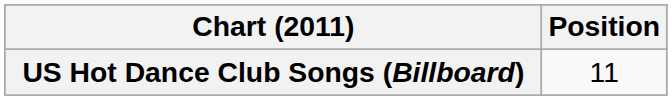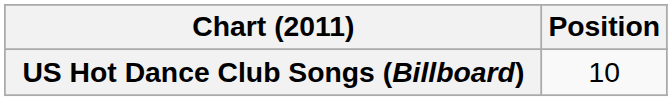(604, 71) 11 -> (604, 71) 10
